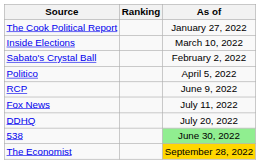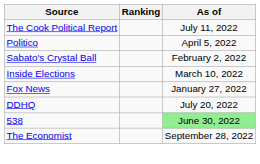(209, 27) January 27, 2022 -> (209, 27) July 11, 2022
rows swapped: (41, 43) <-> (22, 74)
- row: (17, 89)
(209, 105) July 11, 2022 -> (209, 89) January 27, 2022
(209, 151) gold background -> (209, 136) no background
